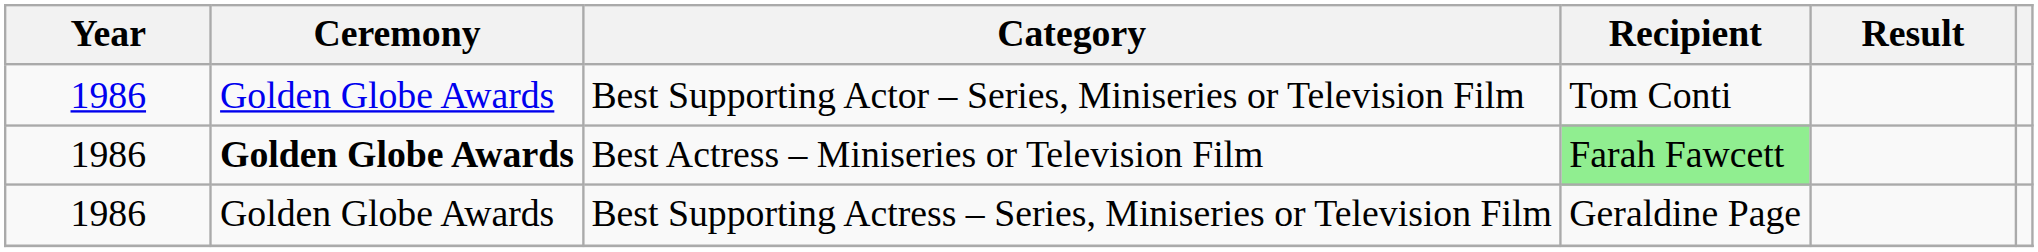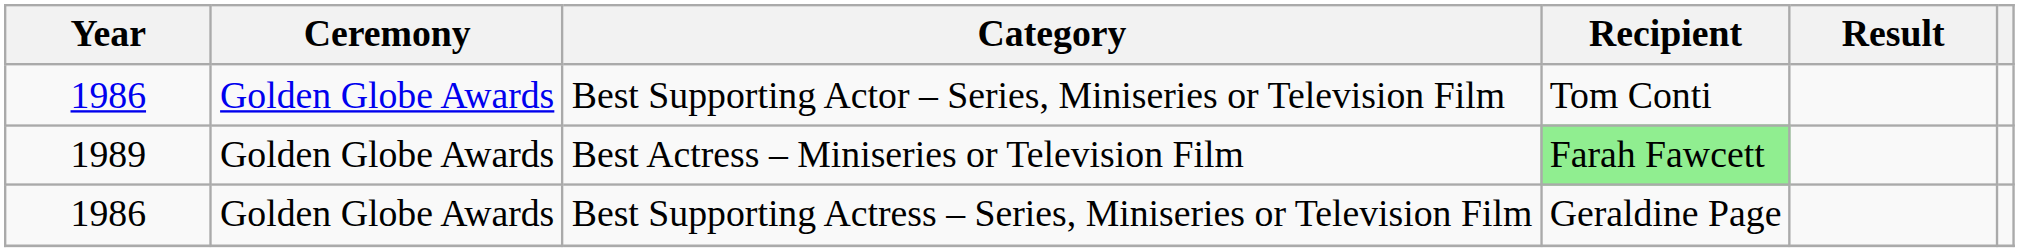(108, 154) 1986 -> (108, 154) 1989
(397, 154) bold -> (387, 154) normal
